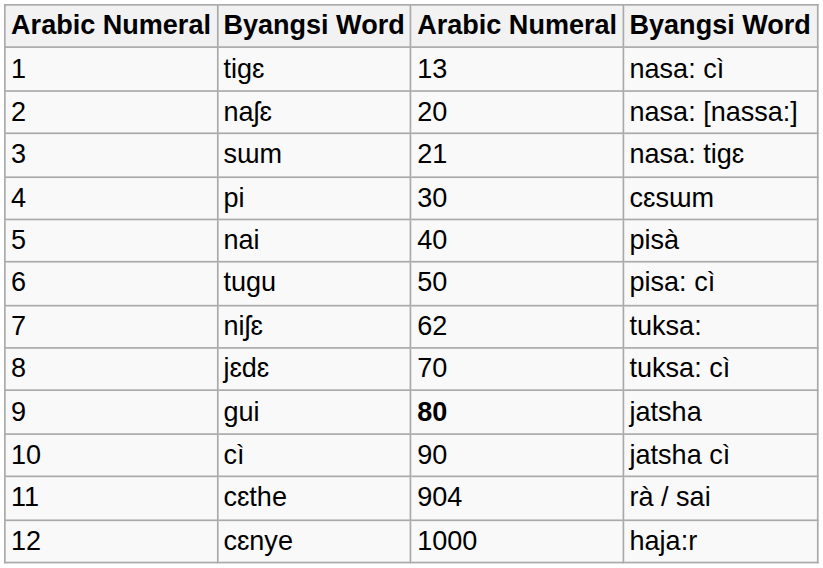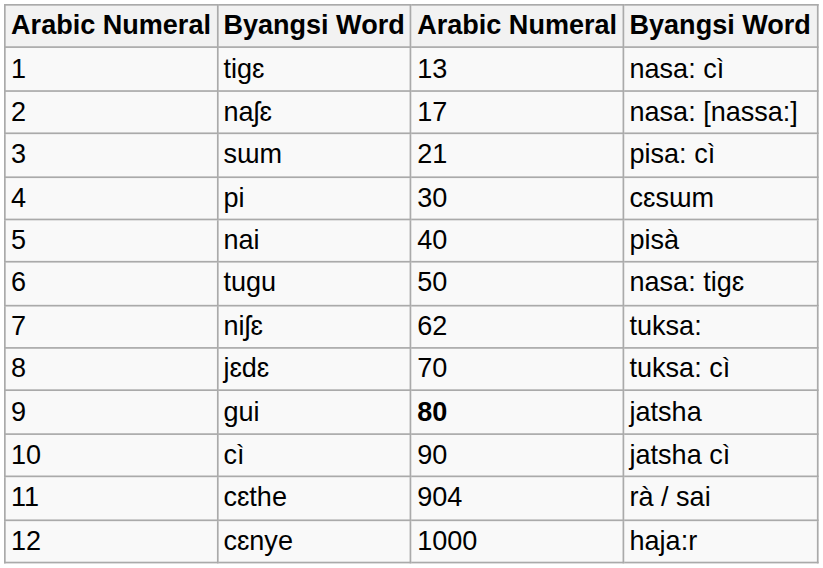(432, 111) 20 -> (432, 111) 17
(687, 154) nasa: tiɡɛ -> (672, 154) pisa: cì
(672, 283) pisa: cì -> (687, 283) nasa: tiɡɛ
